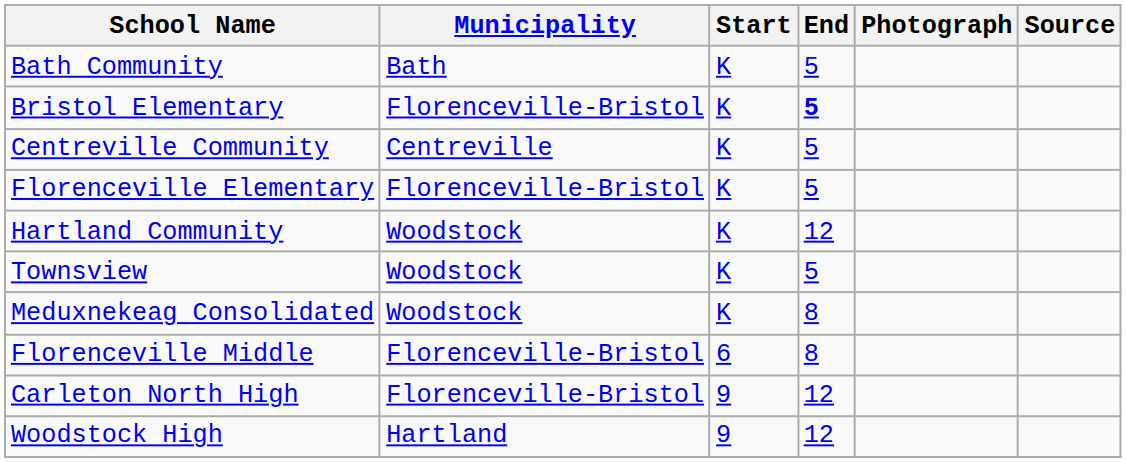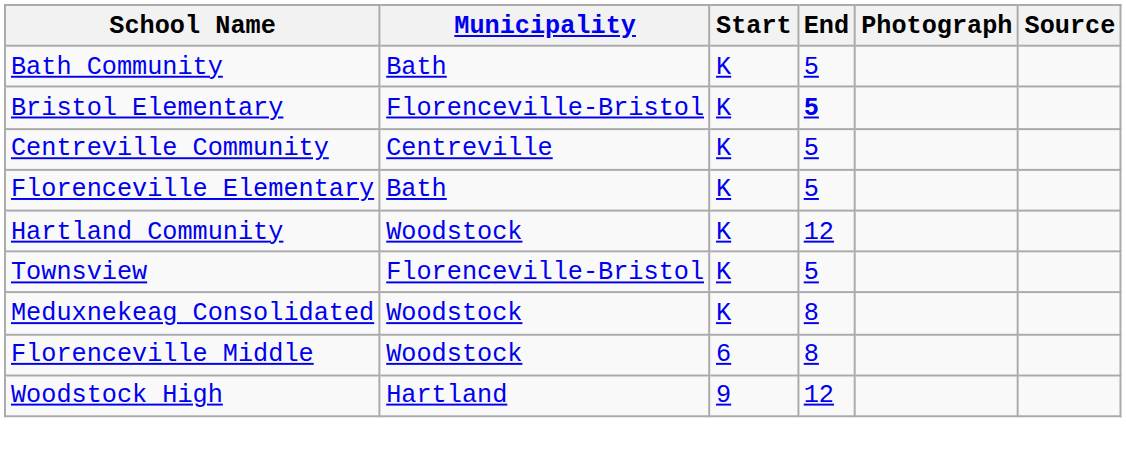(545, 190) Florenceville-Bristol -> (416, 190) Bath
(454, 272) Woodstock -> (545, 272) Florenceville-Bristol
(545, 354) Florenceville-Bristol -> (454, 354) Woodstock
- row: (155, 395)
